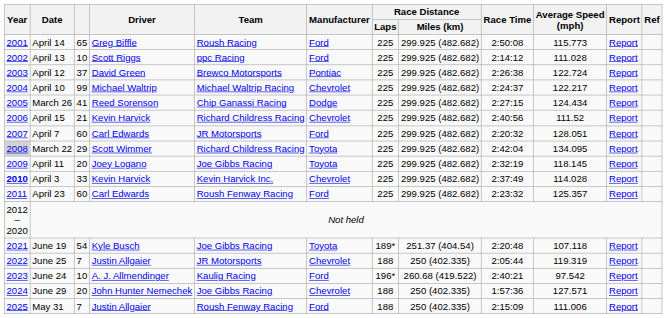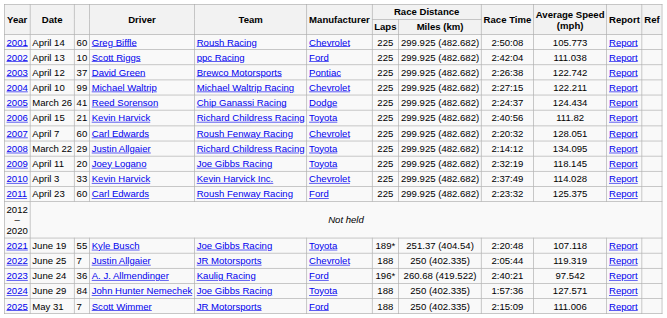(82, 42) 65 -> (82, 42) 60
(319, 42) Ford -> (330, 42) Chevrolet
(570, 42) 115.773 -> (570, 42) 105.773
(507, 58) 2:14:12 -> (507, 58) 2:42:04
(570, 58) 111.028 -> (570, 58) 111.038
(570, 73) 122.724 -> (570, 73) 122.742
(507, 88) 2:24:37 -> (507, 88) 2:27:15
(570, 88) 122.217 -> (570, 88) 122.211
(507, 103) 2:27:15 -> (507, 103) 2:24:37
(330, 118) Chevrolet -> (323, 118) Toyota
(570, 118) 111.52 -> (570, 118) 111.82
(229, 133) JR Motorsports -> (245, 133) Roush Fenway Racing
(319, 133) Ford -> (330, 133) Chevrolet
(17, 149) lightgrey background -> (17, 149) no background
(122, 149) Scott Wimmer -> (121, 149) Justin Allgaier
(507, 149) 2:42:04 -> (507, 149) 2:14:12
(17, 179) bold -> (17, 179) normal
(570, 194) 125.357 -> (570, 194) 125.375
(82, 246) 54 -> (82, 246) 55
(82, 276) 10 -> (82, 276) 36
(82, 291) 20 -> (82, 291) 84
(330, 291) Chevrolet -> (323, 291) Toyota
(121, 306) Justin Allgaier -> (122, 306) Scott Wimmer
(245, 306) Roush Fenway Racing -> (229, 306) JR Motorsports
